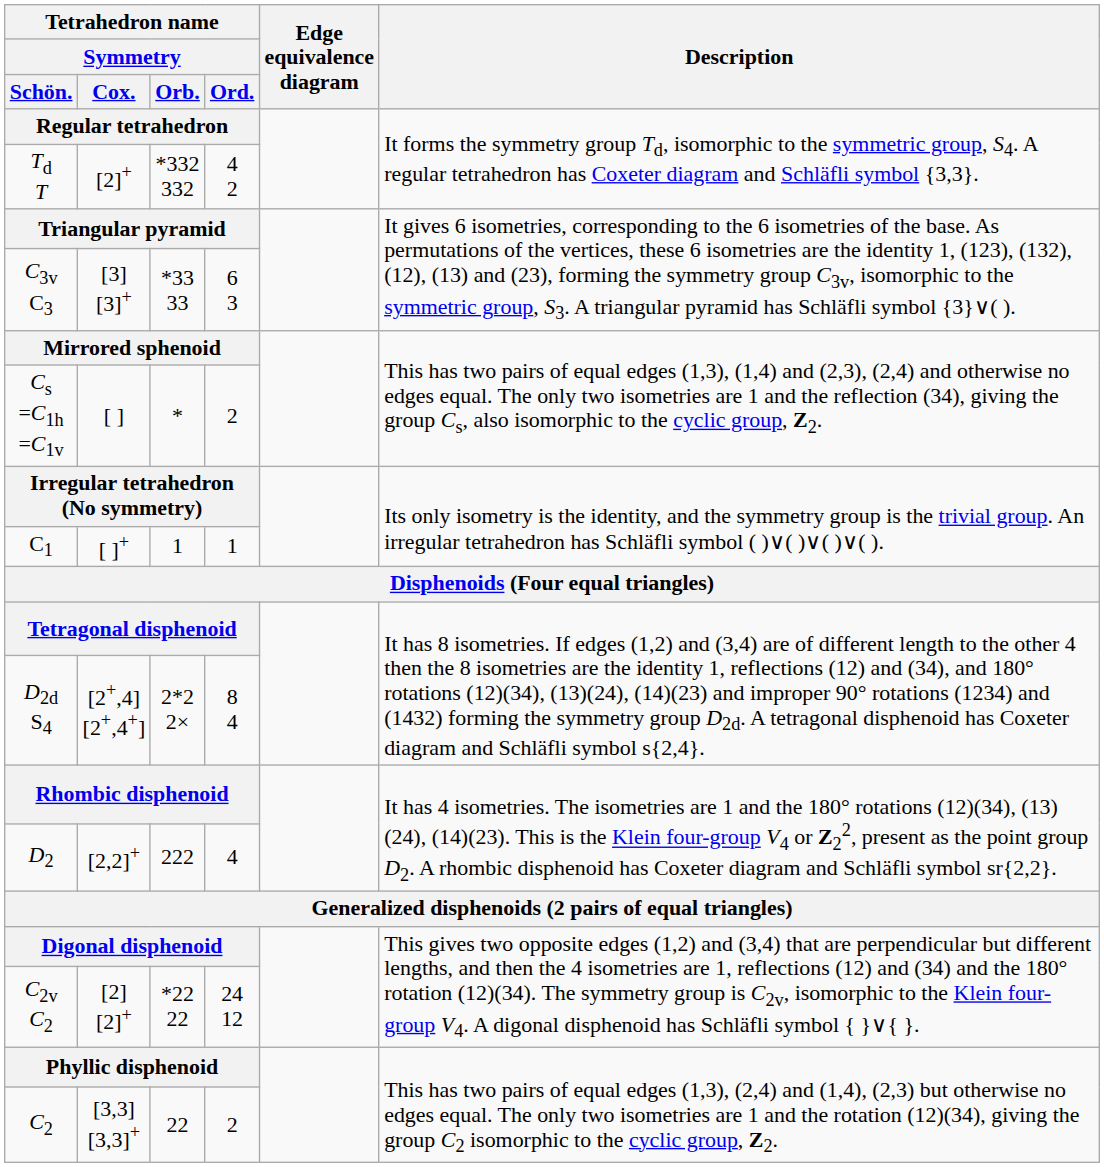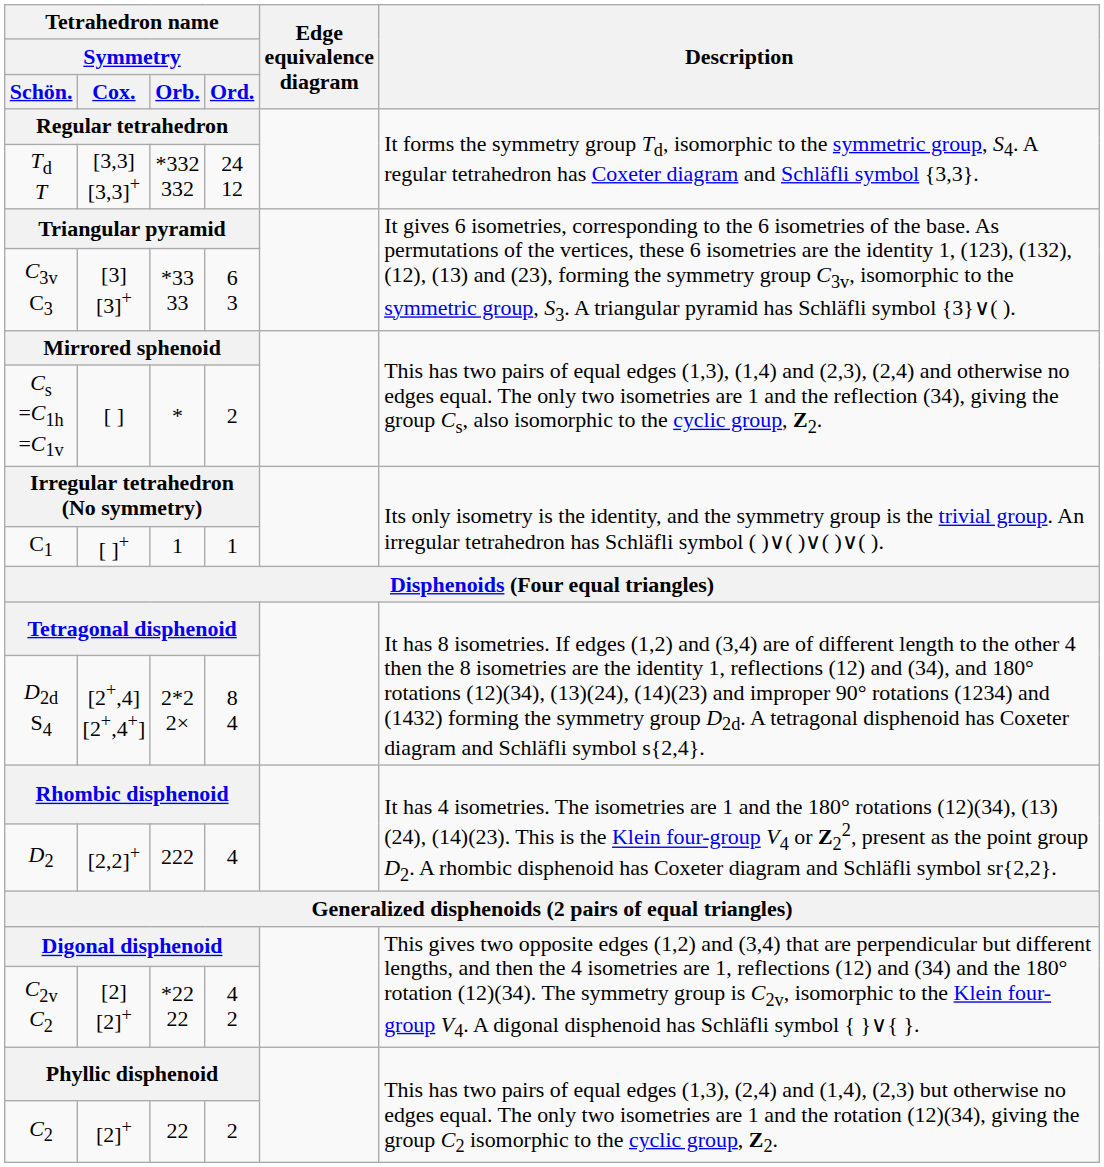(114, 176) [2]+ -> (114, 176) [3,3] [3,3]+
(232, 176) 4 2 -> (232, 176) 24 12
(232, 1006) 24 12 -> (232, 1006) 4 2
(114, 1124) [3,3] [3,3]+ -> (114, 1131) [2]+
